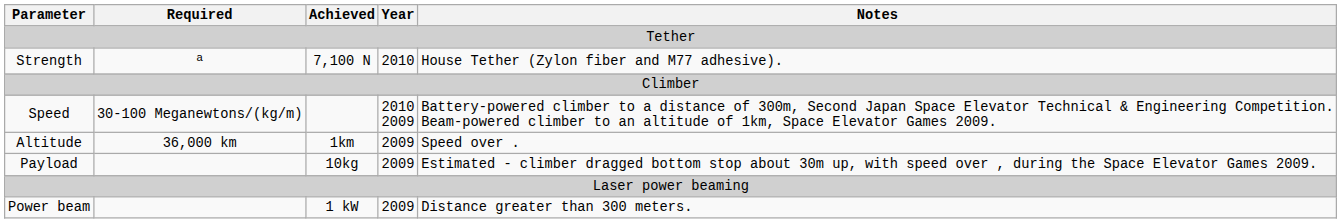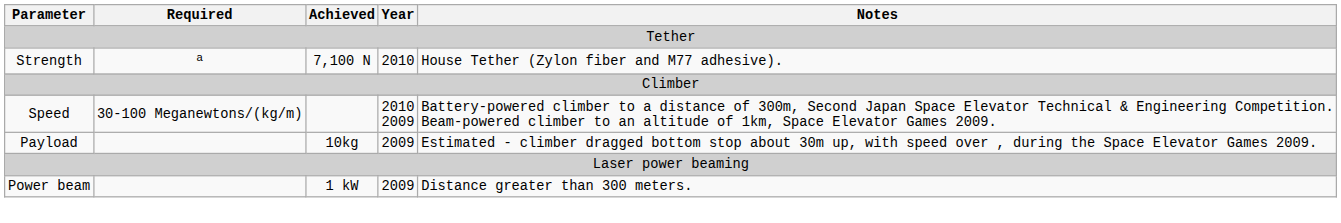- row: (49, 143)
